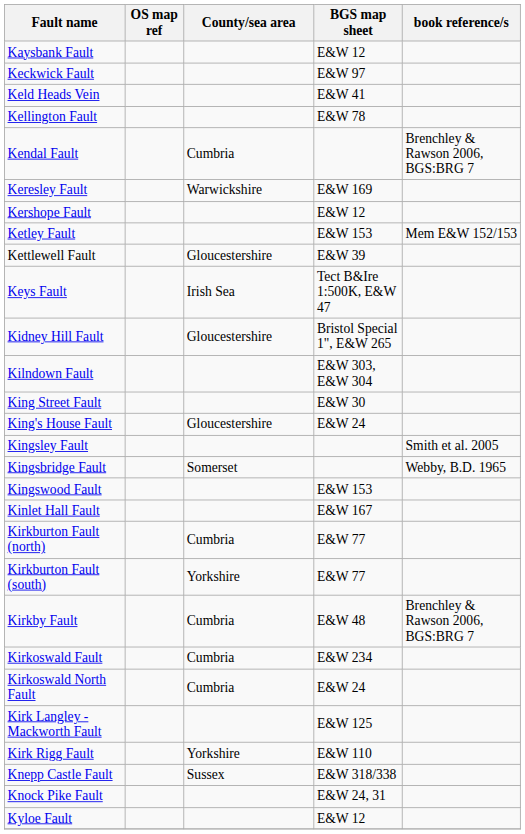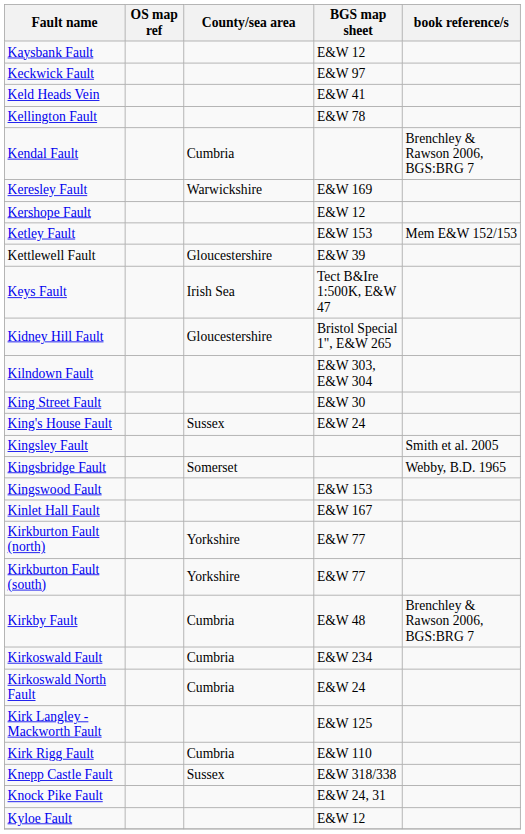(229, 424) Gloucestershire -> (206, 424) Sussex
(211, 539) Cumbria -> (213, 539) Yorkshire
(213, 753) Yorkshire -> (211, 753) Cumbria
